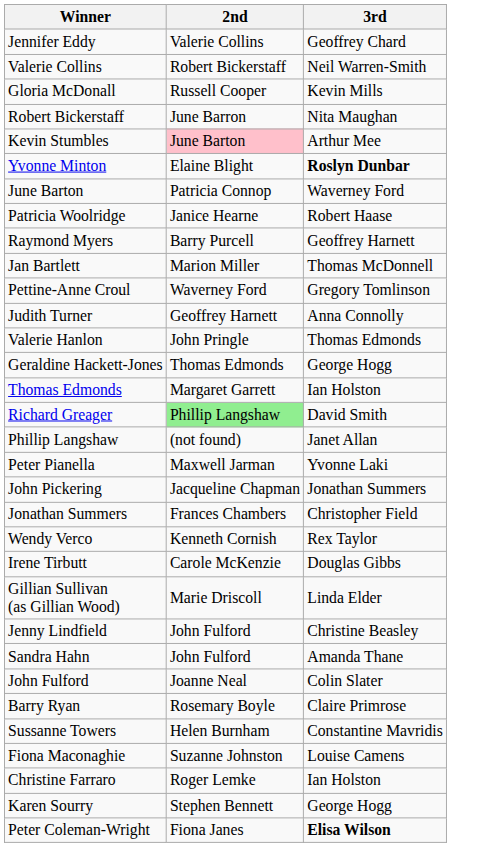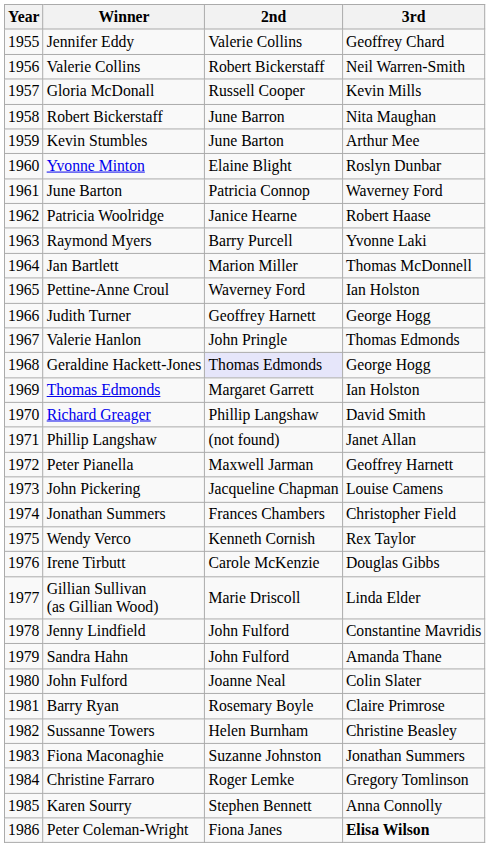+ column: (24, 16)
(208, 141) pink background -> (246, 141) no background
(359, 166) bold -> (394, 166) normal
(361, 240) Geoffrey Harnett -> (386, 240) Yvonne Laki
(369, 290) Gregory Tomlinson -> (383, 290) Ian Holston
(355, 315) Anna Connolly -> (388, 315) George Hogg
(227, 365) no background -> (265, 365) lavender background
(225, 414) lightgreen background -> (264, 414) no background
(348, 464) Yvonne Laki -> (400, 464) Geoffrey Harnett
(367, 489) Jonathan Summers -> (394, 489) Louise Camens
(363, 631) Christine Beasley -> (414, 631) Constantine Mavridis
(375, 730) Constantine Mavridis -> (401, 730) Christine Beasley
(356, 755) Louise Camens -> (405, 755) Jonathan Summers
(344, 780) Ian Holston -> (407, 780) Gregory Tomlinson
(350, 805) George Hogg -> (394, 805) Anna Connolly
